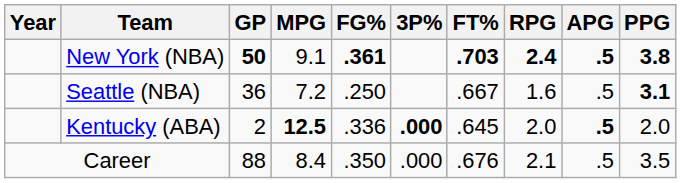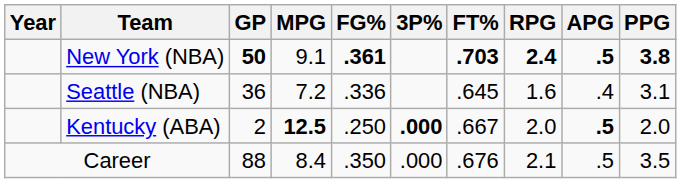(365, 92) .250 -> (365, 92) .336
(477, 92) .667 -> (477, 92) .645
(605, 92) .5 -> (605, 92) .4
(655, 92) bold -> (655, 92) normal
(365, 126) .336 -> (365, 126) .250
(477, 126) .645 -> (477, 126) .667
